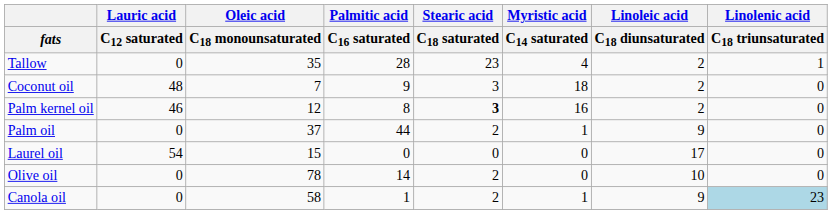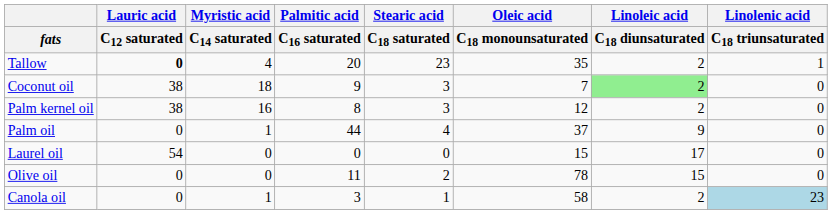columns swapped: (547, 39) <-> (255, 39)
(179, 64) normal -> (179, 64) bold
(403, 64) 28 -> (354, 64) 20
(176, 86) 48 -> (176, 86) 38
(701, 86) no background -> (701, 86) lightgreen background
(176, 108) 46 -> (176, 108) 38
(496, 108) bold -> (446, 108) normal
(496, 130) 2 -> (446, 130) 4
(403, 175) 14 -> (354, 175) 11
(697, 175) 10 -> (697, 175) 15
(407, 197) 1 -> (357, 197) 3
(496, 197) 2 -> (446, 197) 1
(701, 197) 9 -> (701, 197) 2
